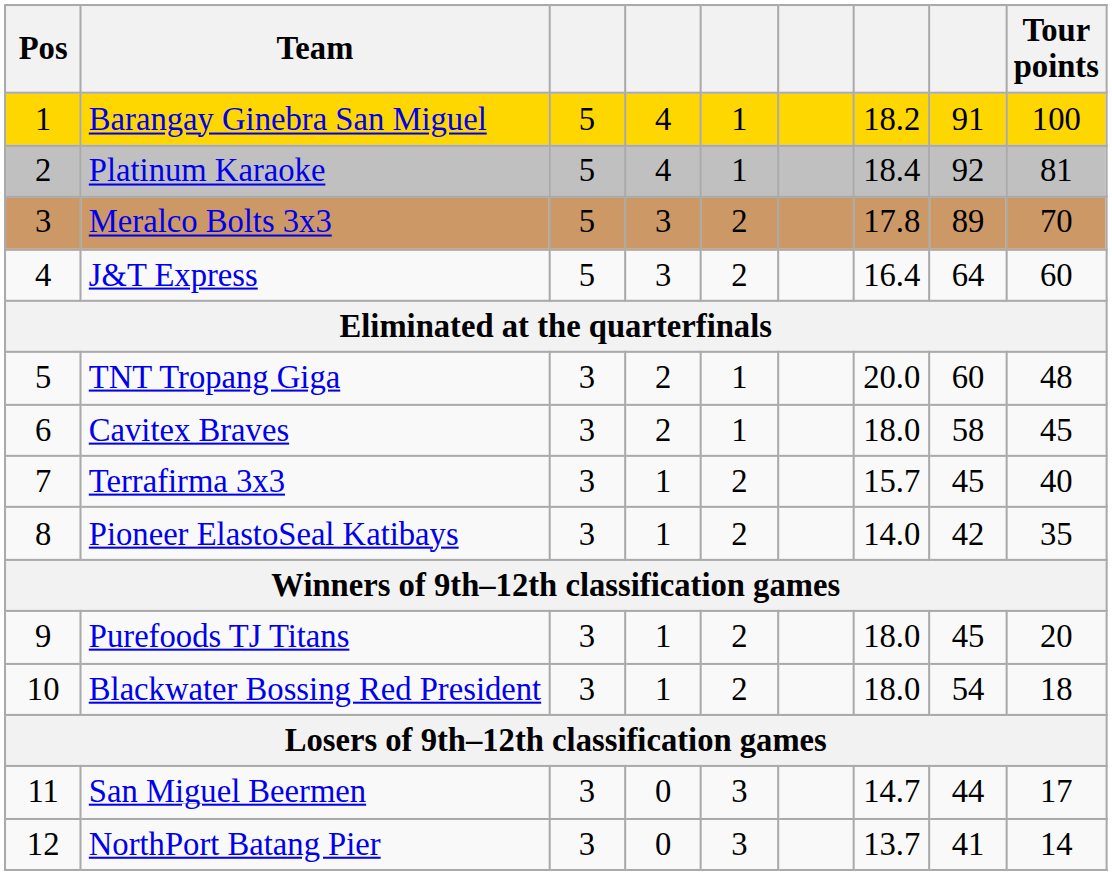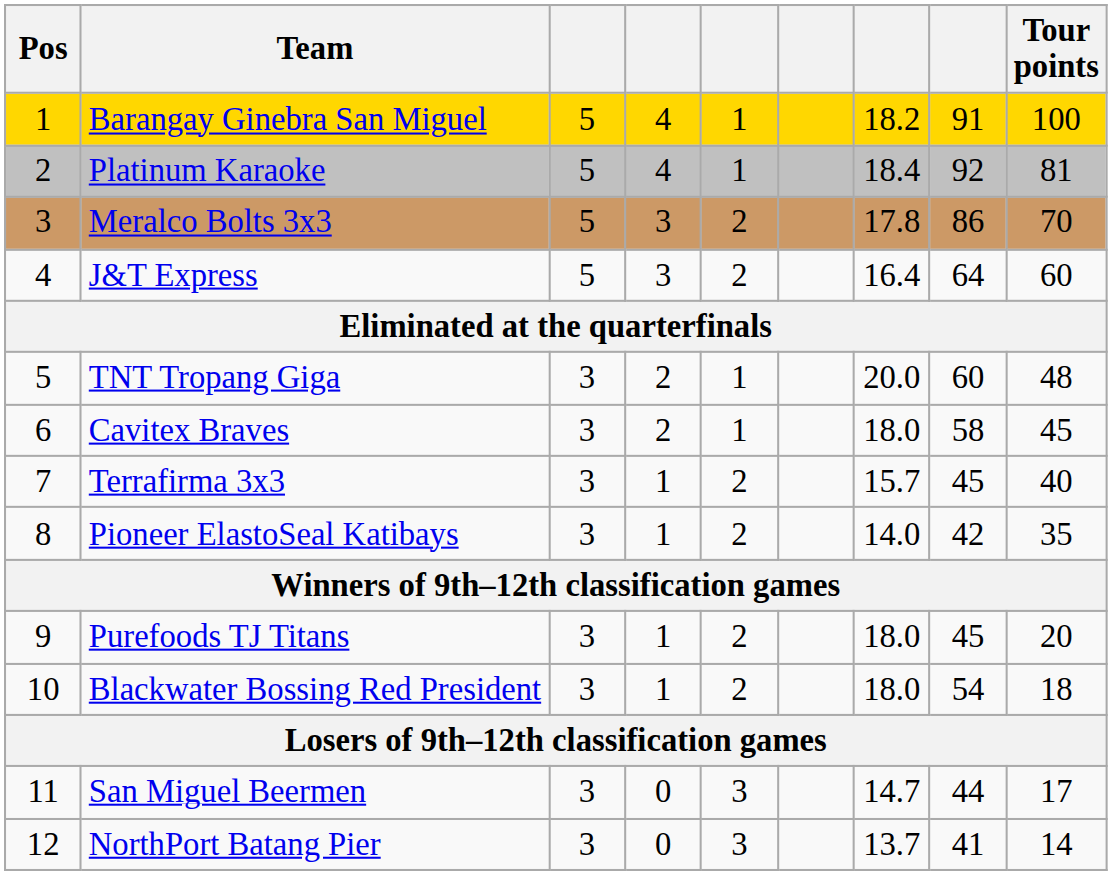(968, 222) 89 -> (968, 222) 86
